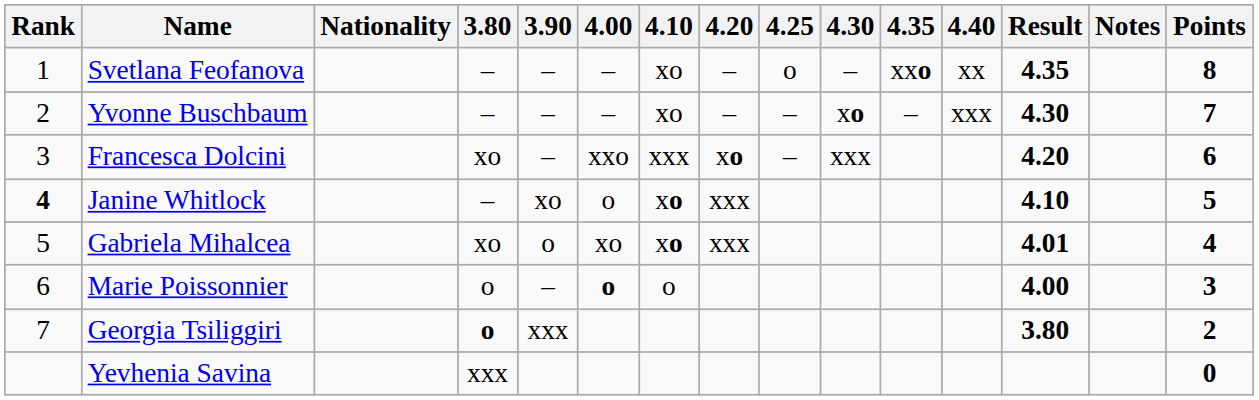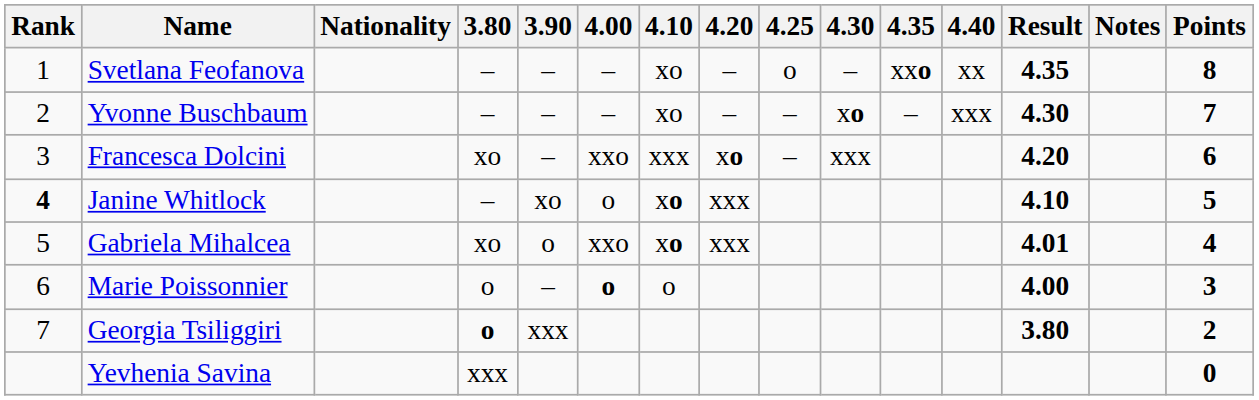(608, 243) xo -> (608, 243) xxo
